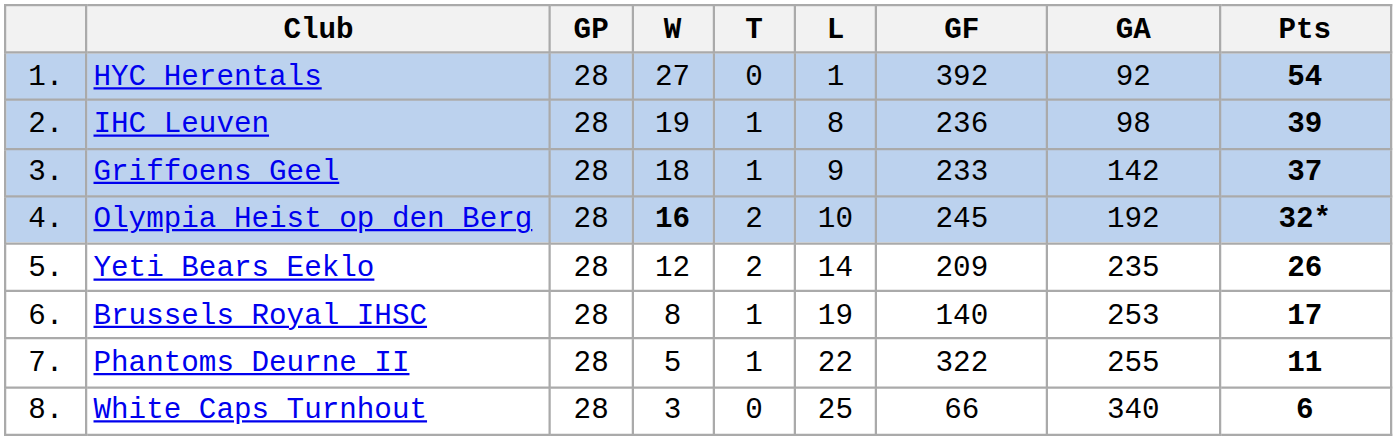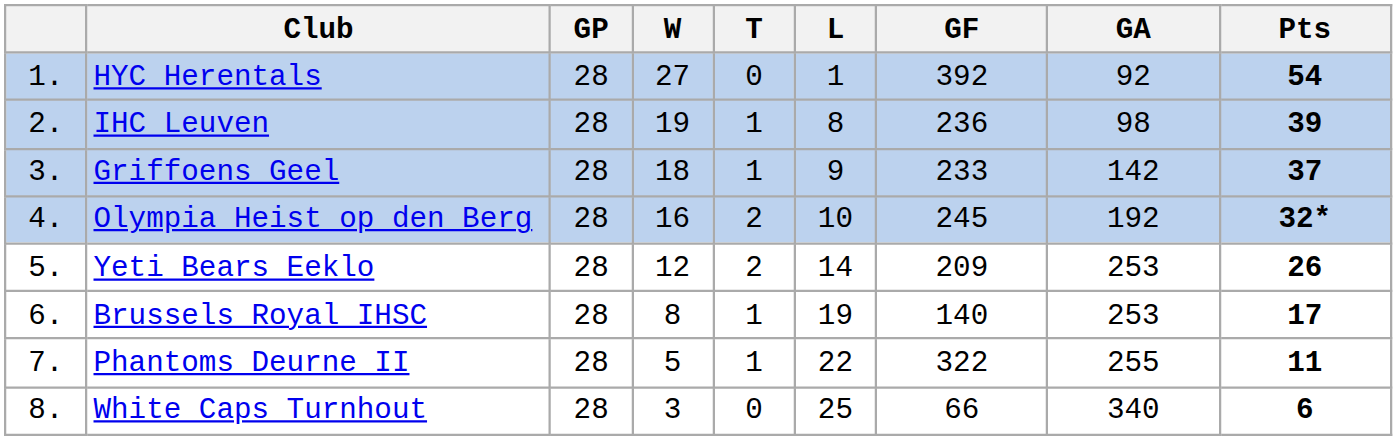(673, 220) bold -> (673, 220) normal
(1133, 267) 235 -> (1133, 267) 253
